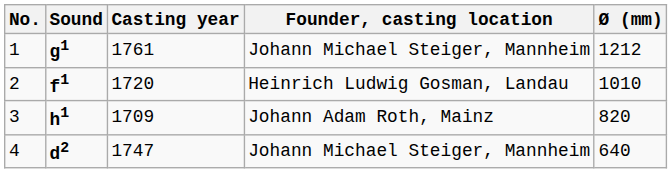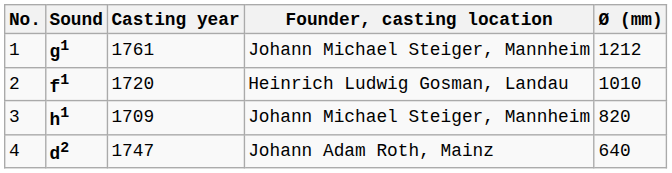(371, 118) Johann Adam Roth, Mainz -> (419, 118) Johann Michael Steiger, Mannheim
(419, 151) Johann Michael Steiger, Mannheim -> (371, 151) Johann Adam Roth, Mainz
